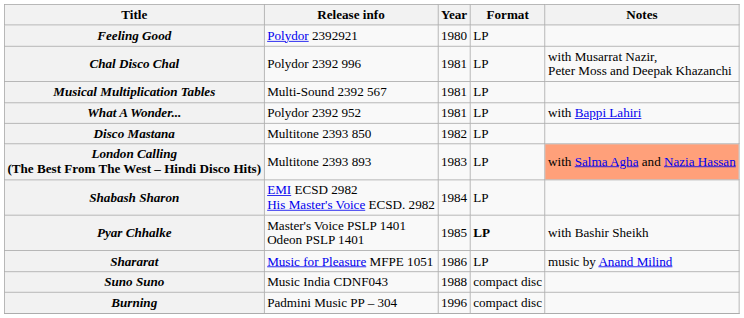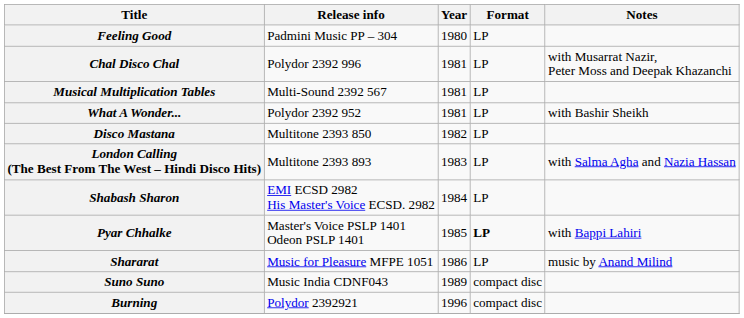(313, 35) Polydor 2392921 -> (332, 35) Padmini Music PP – 304
(595, 112) with Bappi Lahiri -> (598, 112) with Bashir Sheikh
(642, 161) lightsalmon background -> (642, 161) no background
(598, 233) with Bashir Sheikh -> (595, 233) with Bappi Lahiri
(454, 282) 1988 -> (454, 282) 1989
(332, 302) Padmini Music PP – 304 -> (313, 302) Polydor 2392921
